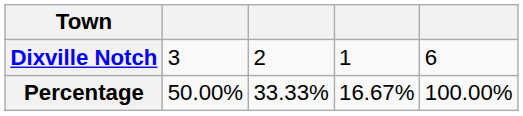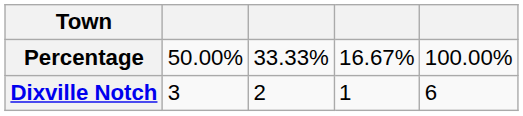rows swapped: (84, 57) <-> (84, 92)
